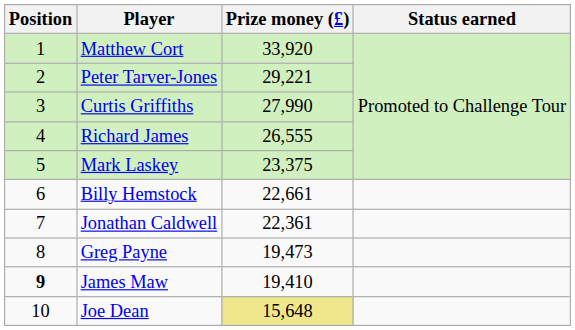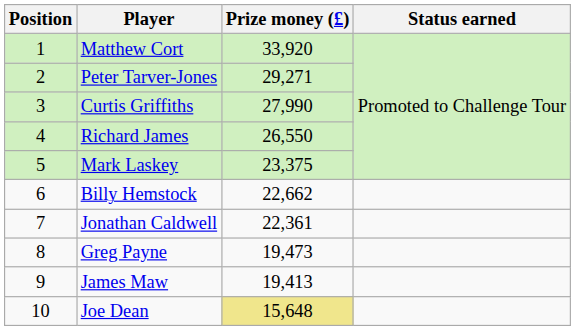(287, 77) 29,221 -> (287, 77) 29,271
(287, 135) 26,555 -> (287, 135) 26,550
(287, 194) 22,661 -> (287, 194) 22,662
(41, 281) bold -> (41, 281) normal
(287, 281) 19,410 -> (287, 281) 19,413
